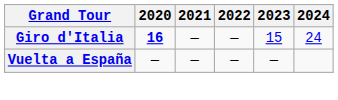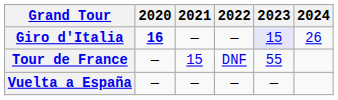(274, 38) no background -> (274, 38) lavender background
(314, 38) 24 -> (314, 38) 26
+ row: (70, 61)
